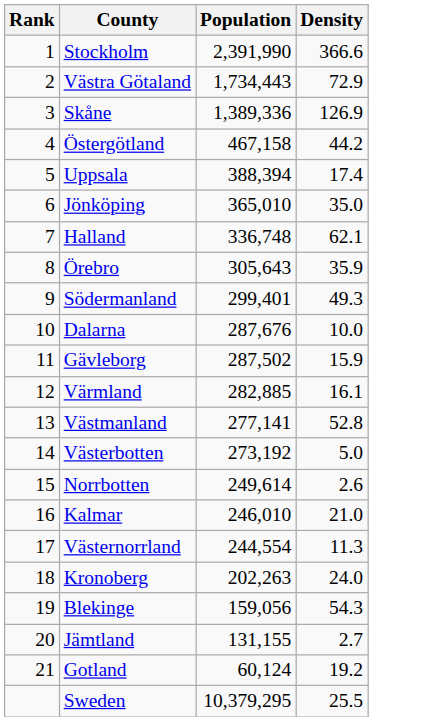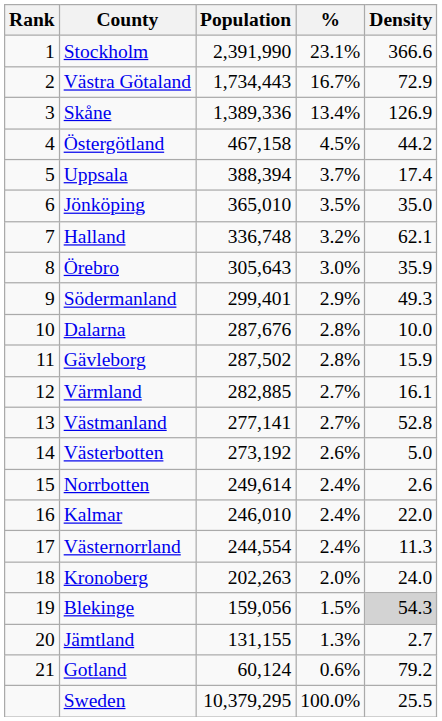+ column: (330, 19)
(346, 515) 21.0 -> (415, 515) 22.0
(346, 608) no background -> (415, 608) lightgrey background
(346, 670) 19.2 -> (415, 670) 79.2
